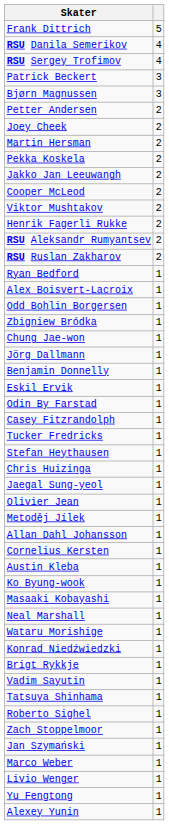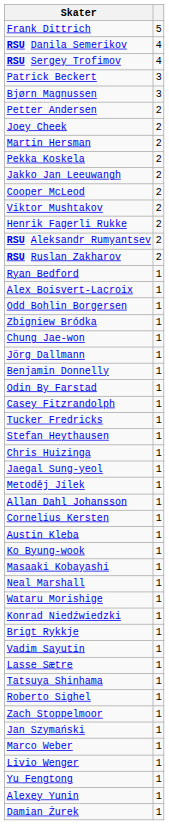- row: (40, 388)
- row: (43, 502)
+ row: (40, 665)
+ row: (43, 812)
